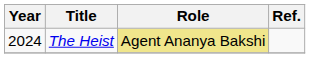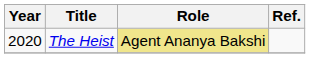(25, 40) 2024 -> (25, 40) 2020
